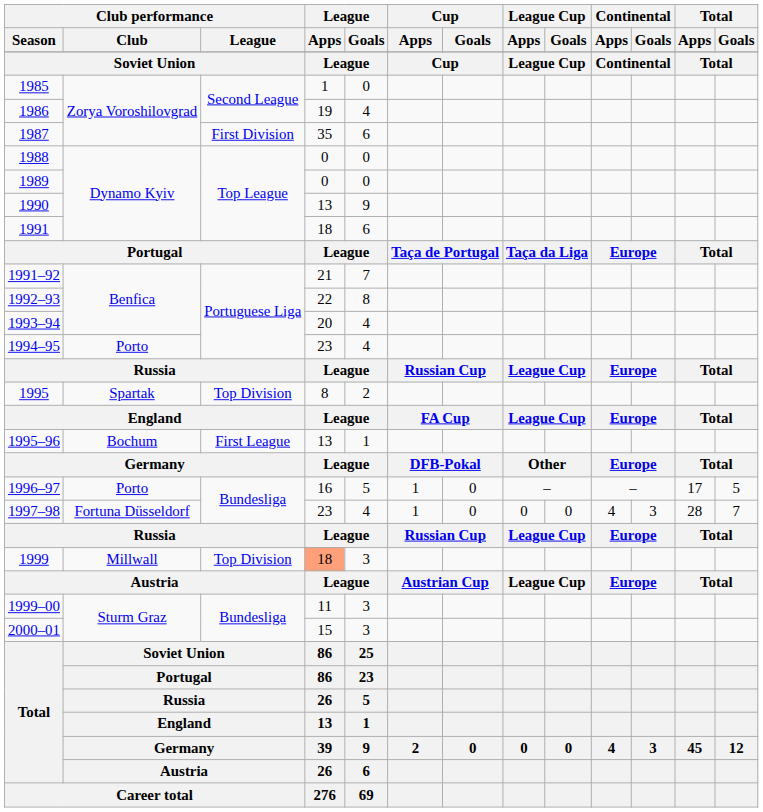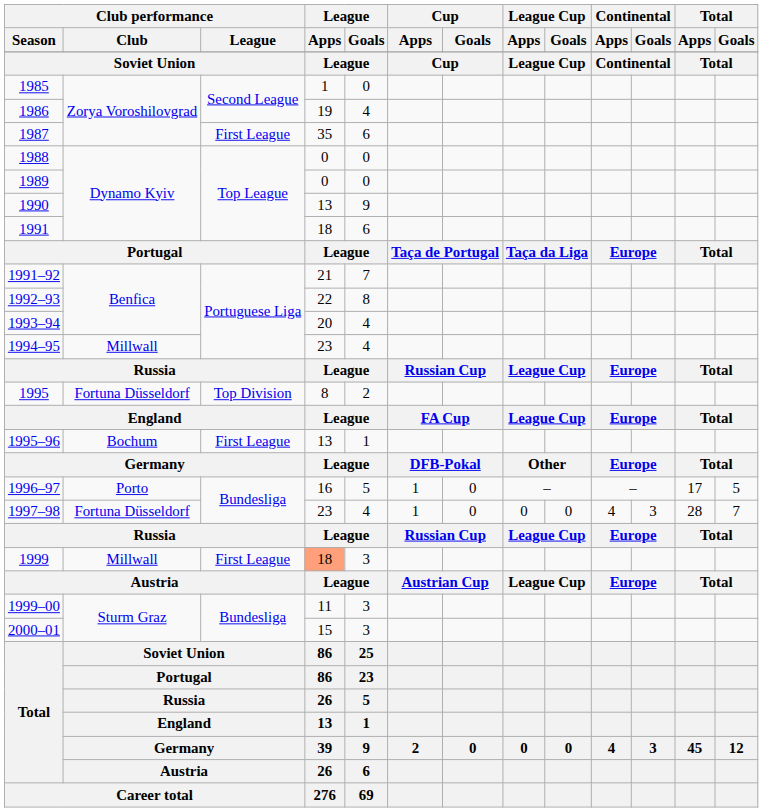(253, 134) First Division -> (253, 134) First League
(132, 346) Porto -> (132, 346) Millwall
(132, 393) Spartak -> (132, 393) Fortuna Düsseldorf
(253, 559) Top Division -> (253, 559) First League
